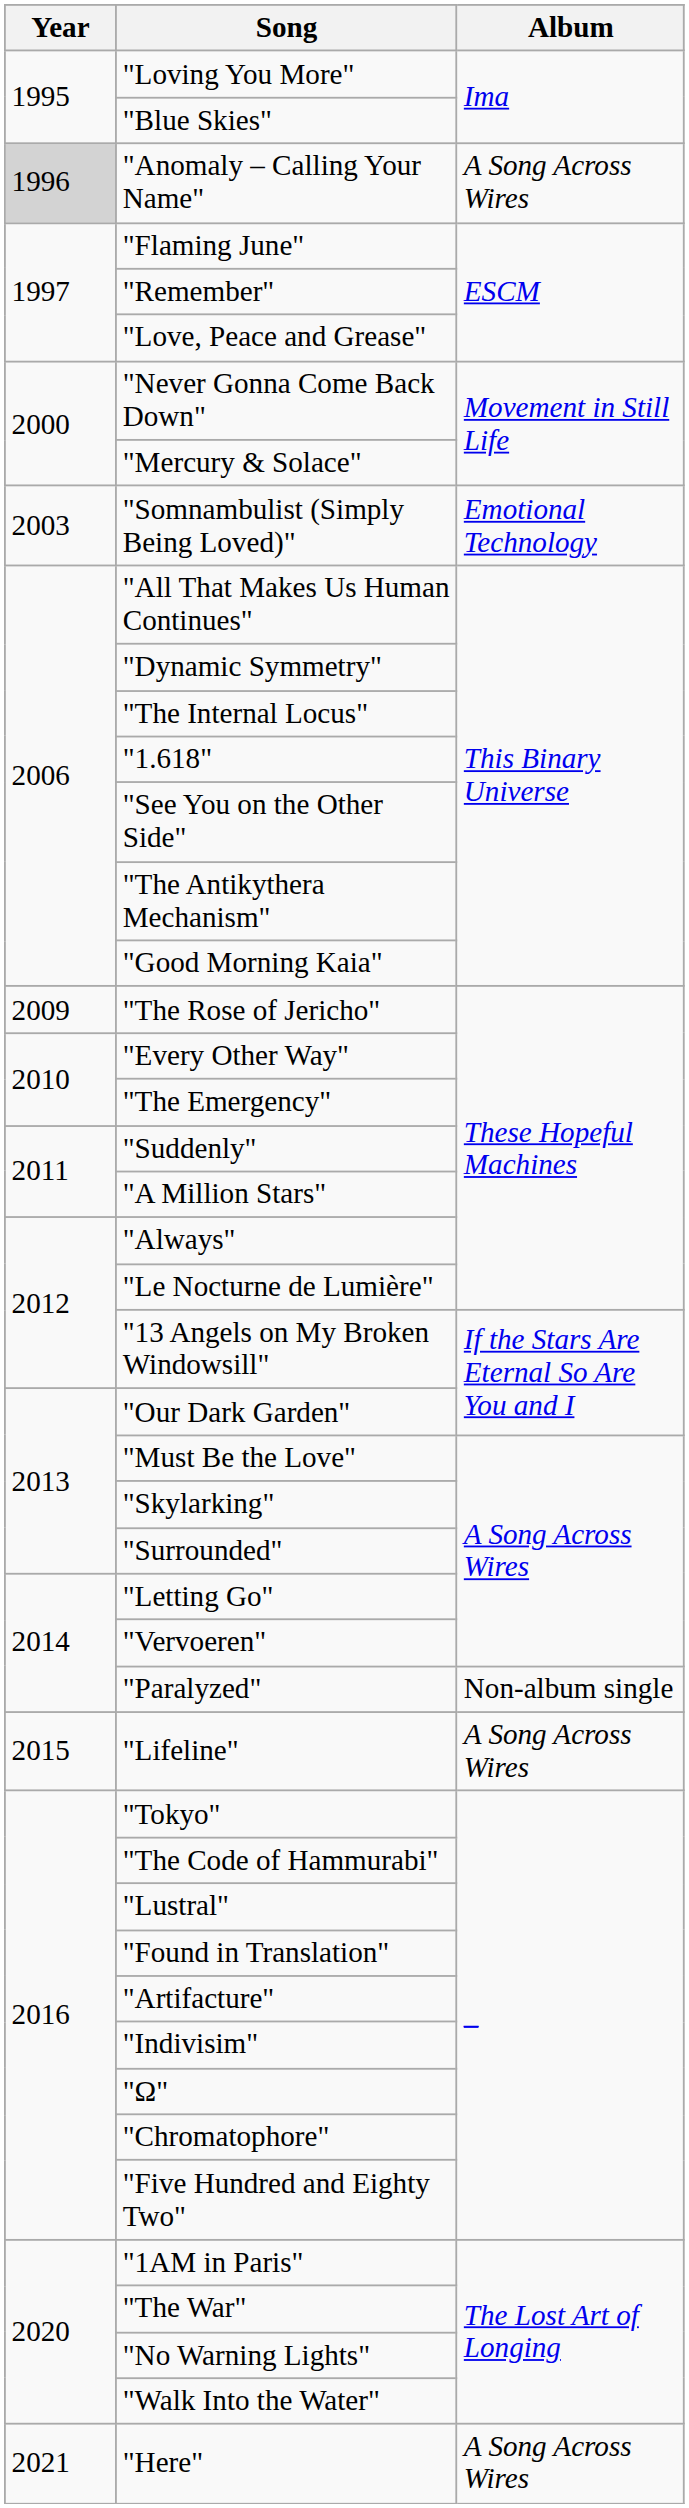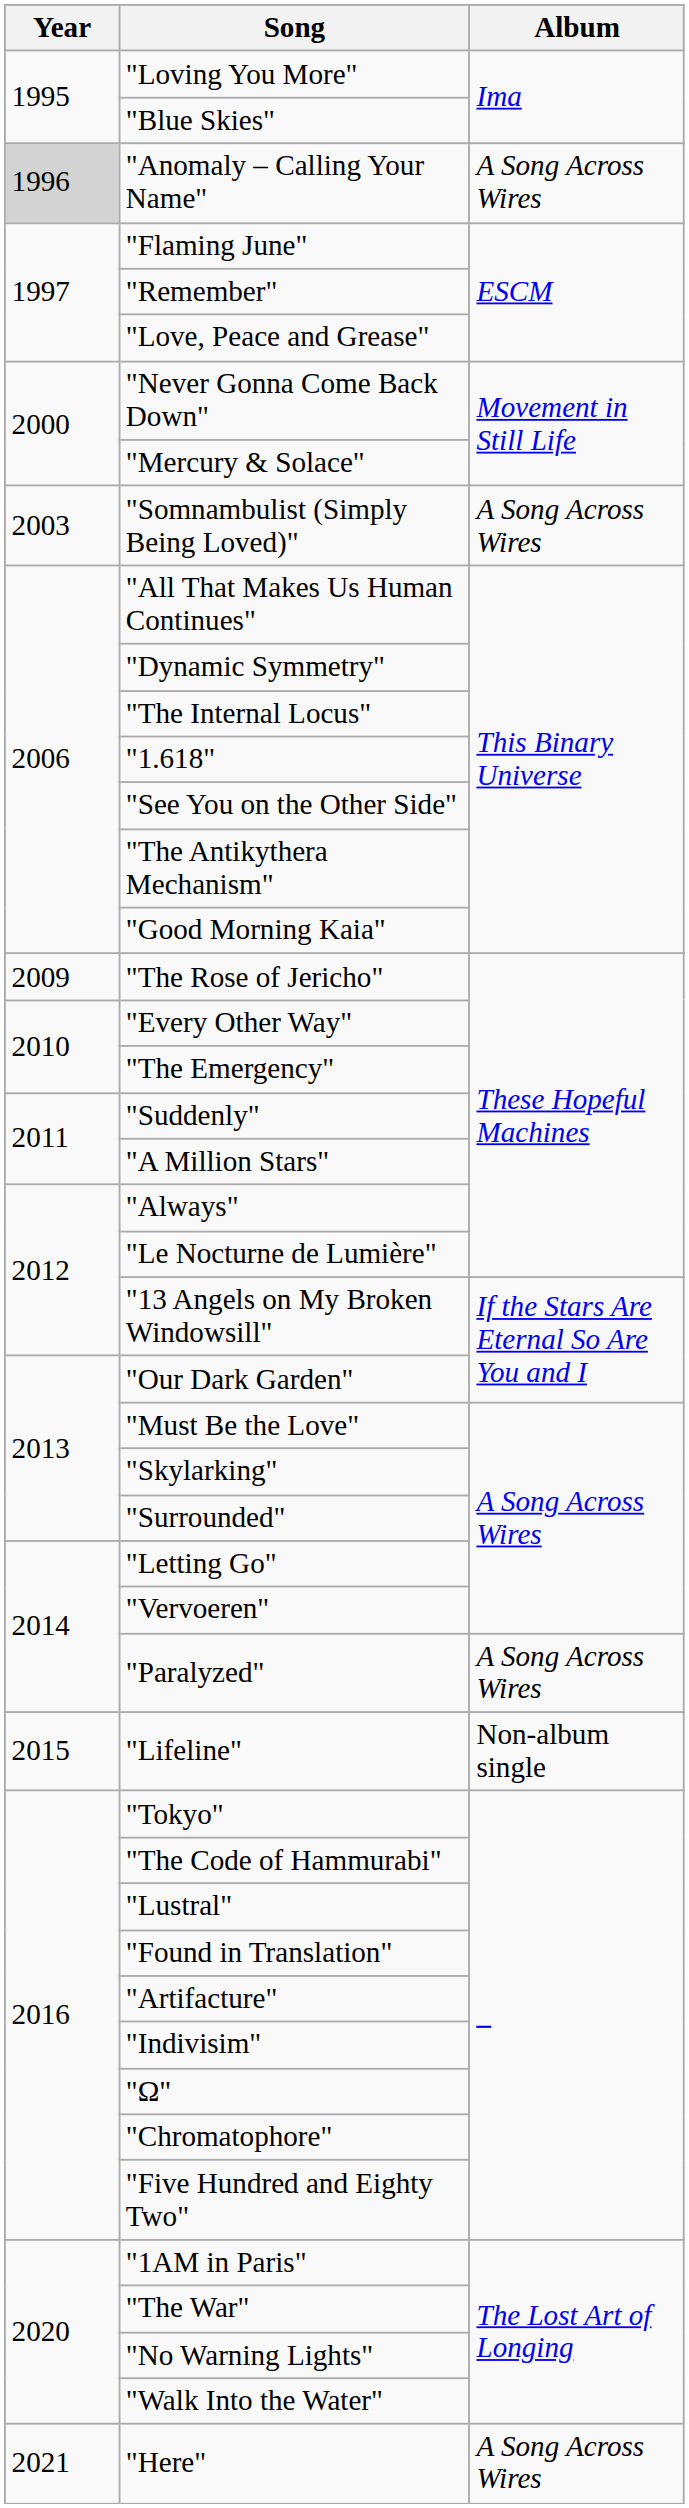(530, 525) Emotional Technology -> (560, 525) A Song Across Wires
(569, 1688) Non-album single -> (560, 1672) A Song Across Wires
(548, 1751) A Song Across Wires -> (543, 1751) Non-album single
